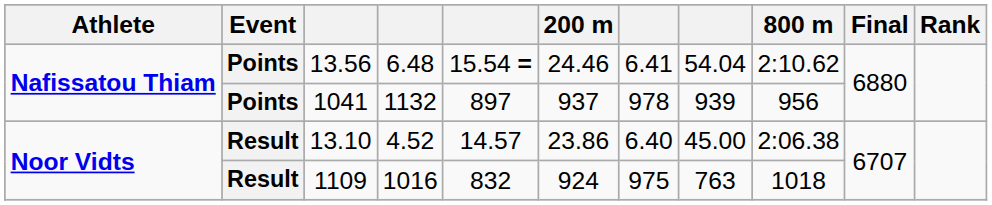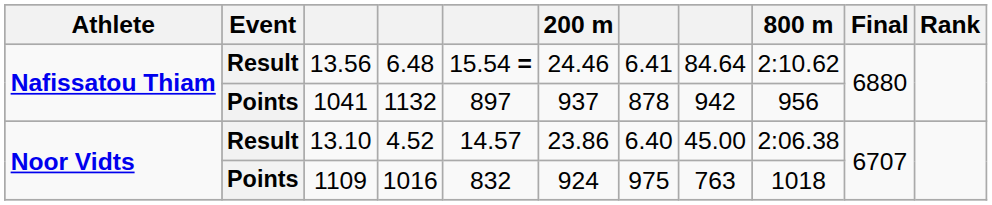(263, 64) Points -> (263, 64) Result
(715, 64) 54.04 -> (715, 64) 84.64
(649, 103) 978 -> (649, 103) 878
(715, 103) 939 -> (715, 103) 942
(263, 180) Result -> (263, 180) Points
